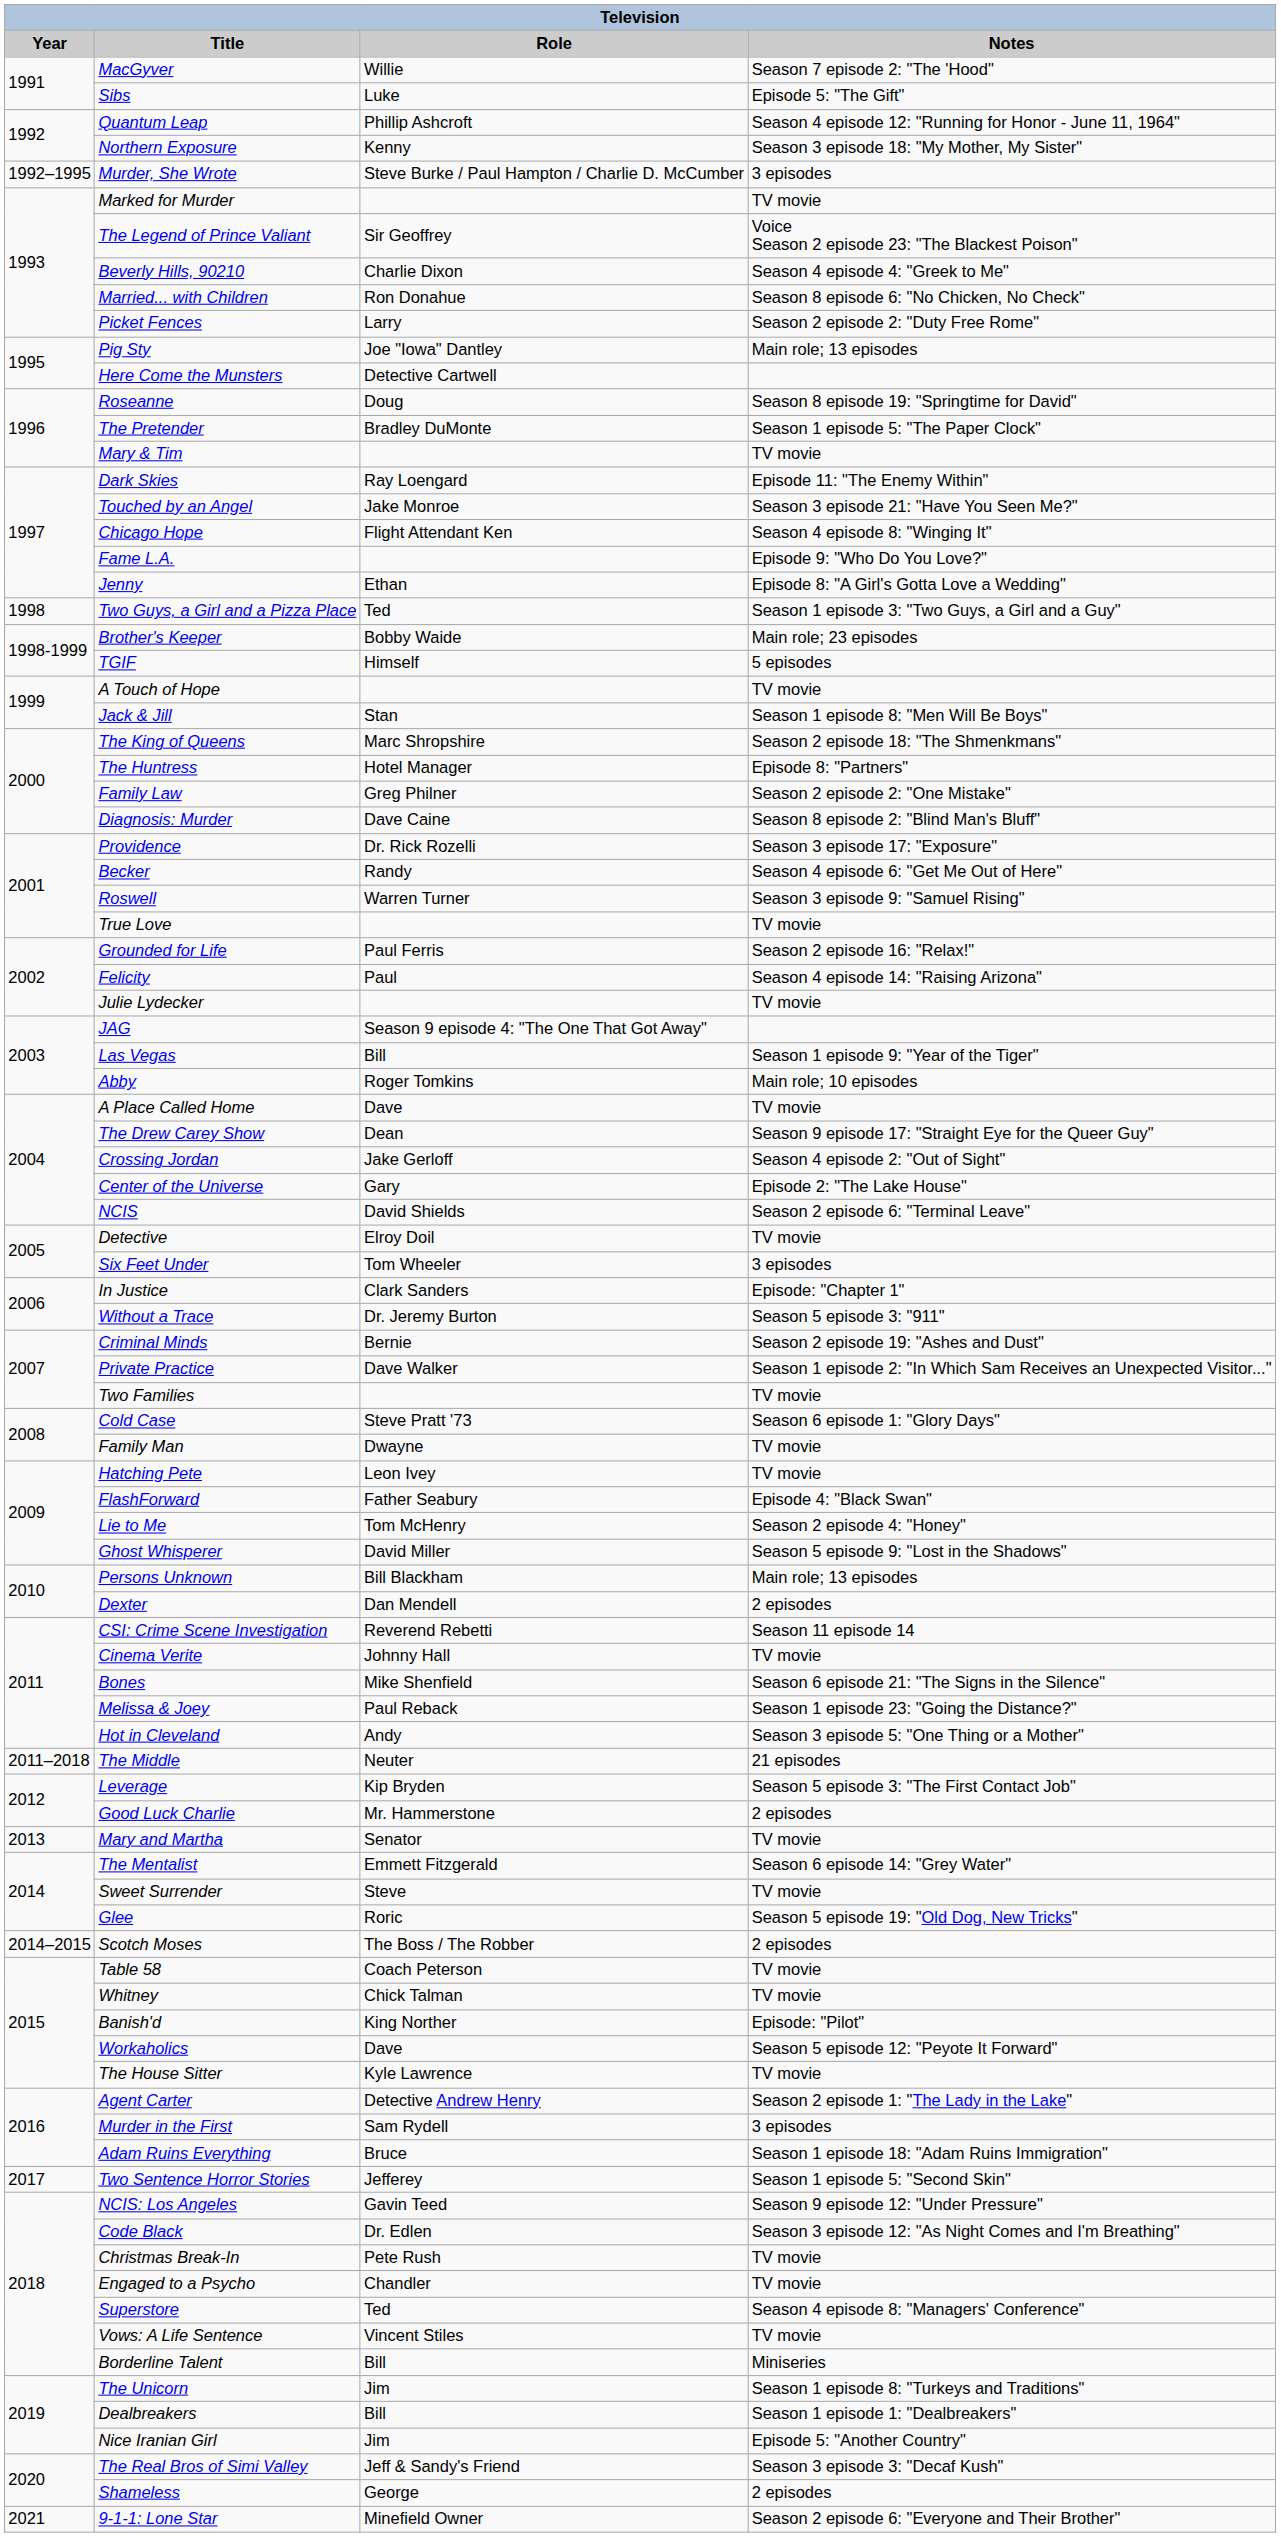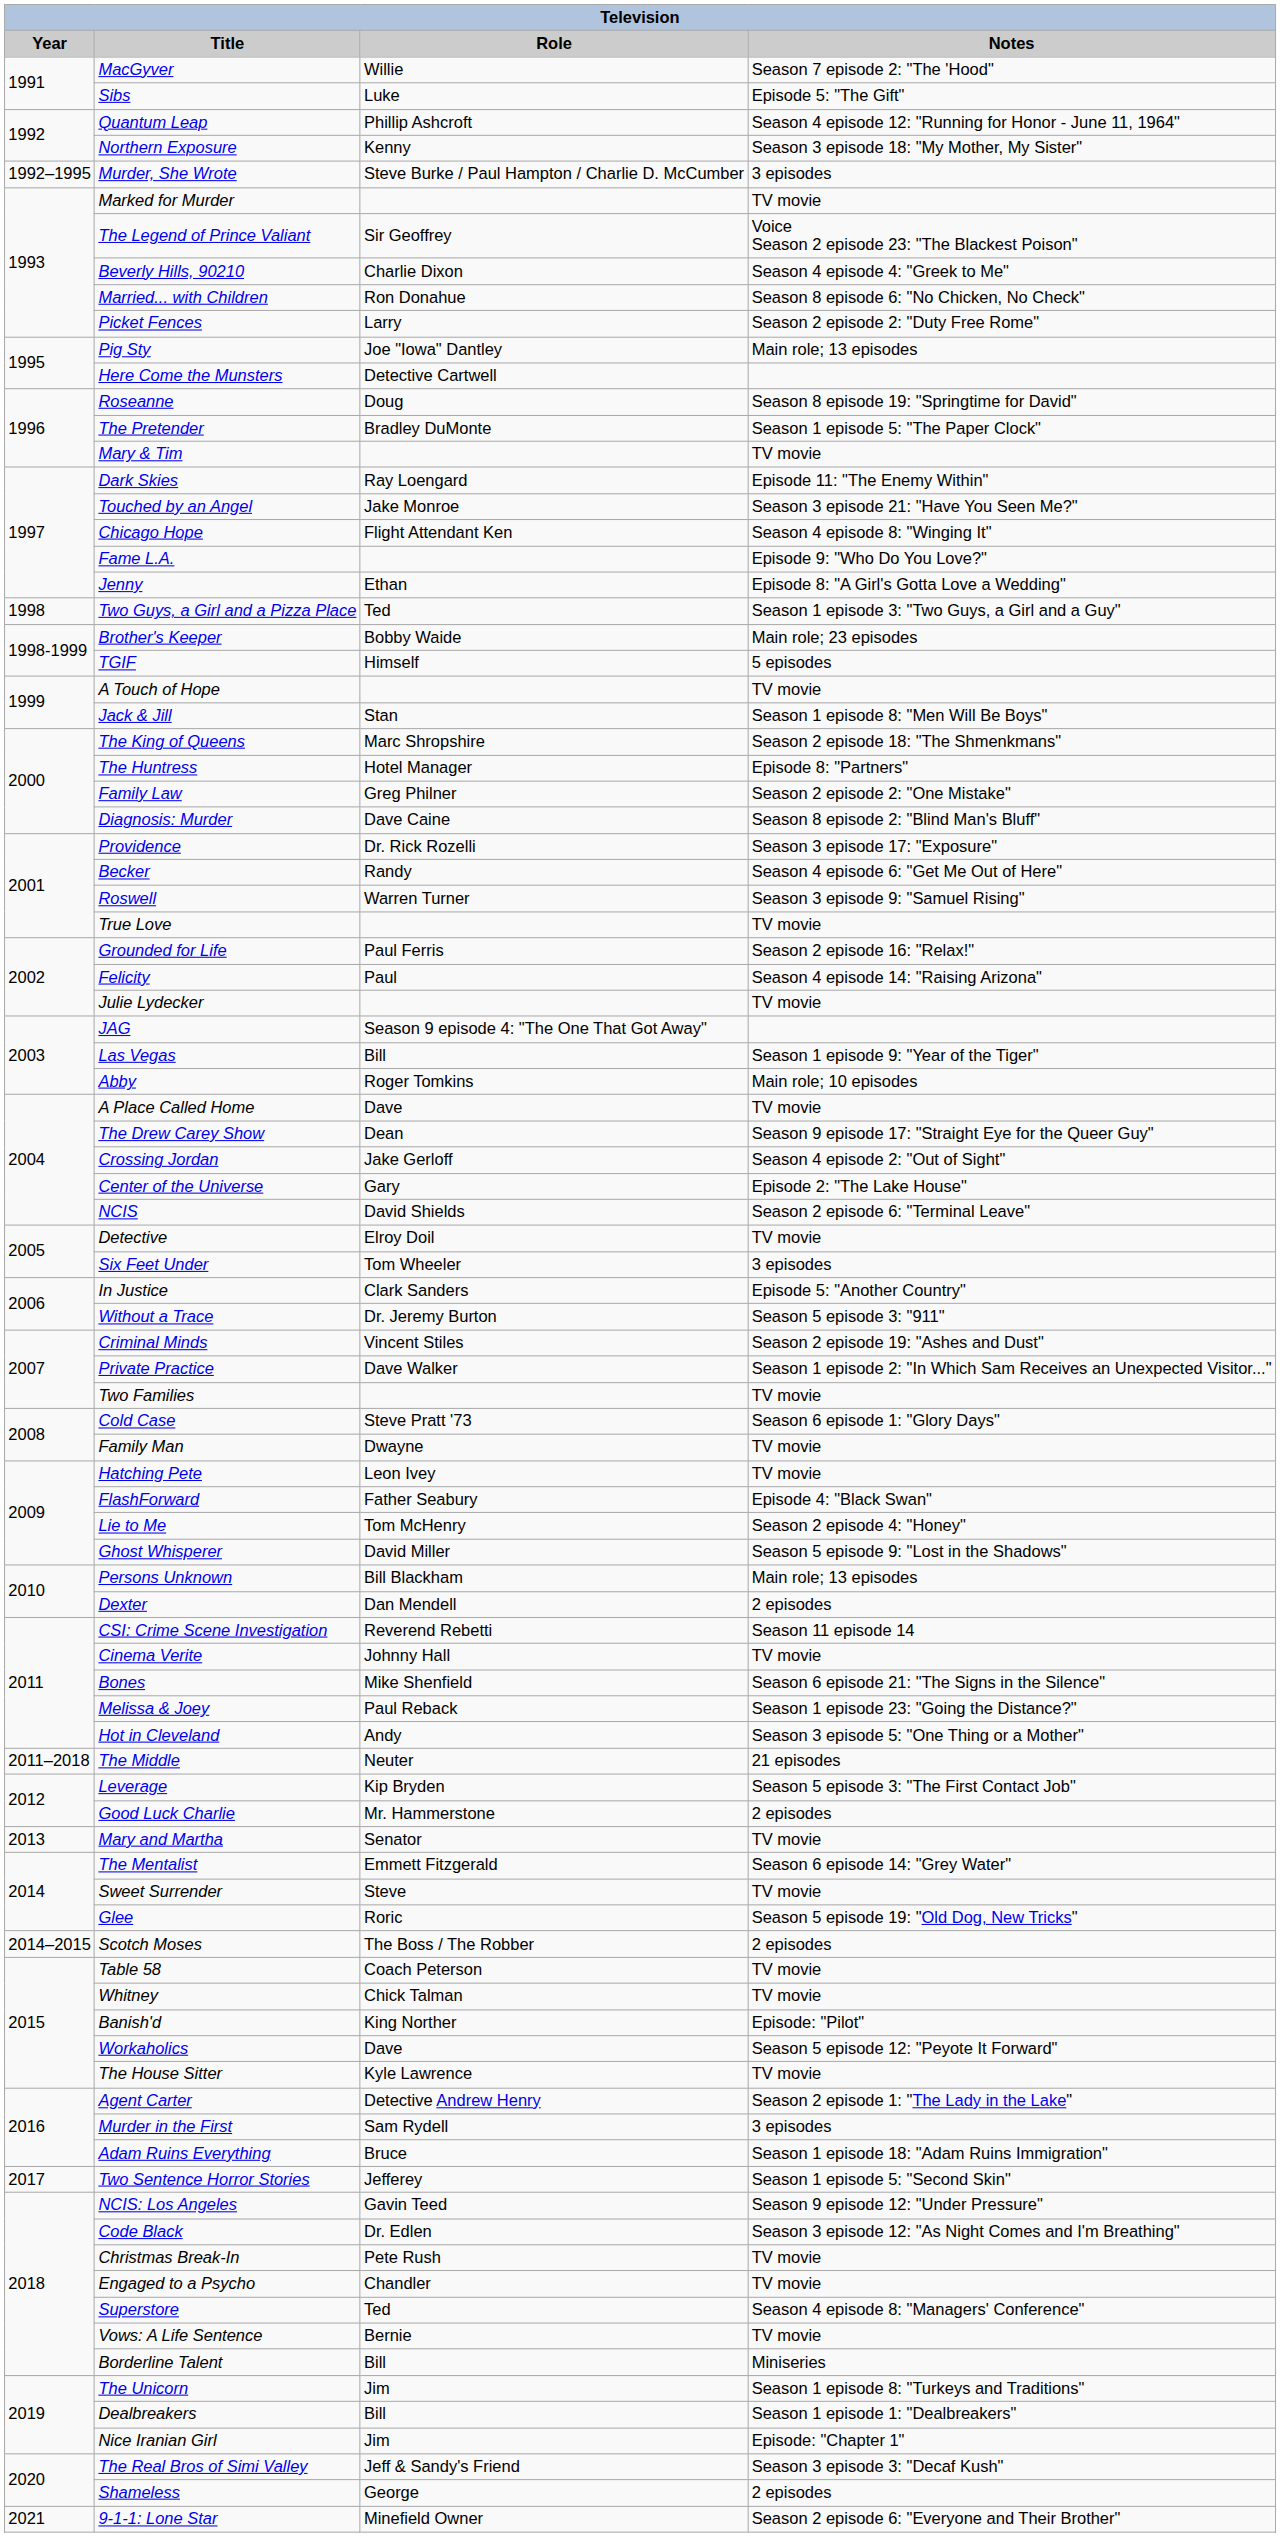(828, 1290) Episode: "Chapter 1" -> (859, 1290) Episode 5: "Another Country"
(388, 1342) Bernie -> (414, 1342) Vincent Stiles
(414, 2336) Vincent Stiles -> (388, 2336) Bernie
(859, 2440) Episode 5: "Another Country" -> (828, 2440) Episode: "Chapter 1"
